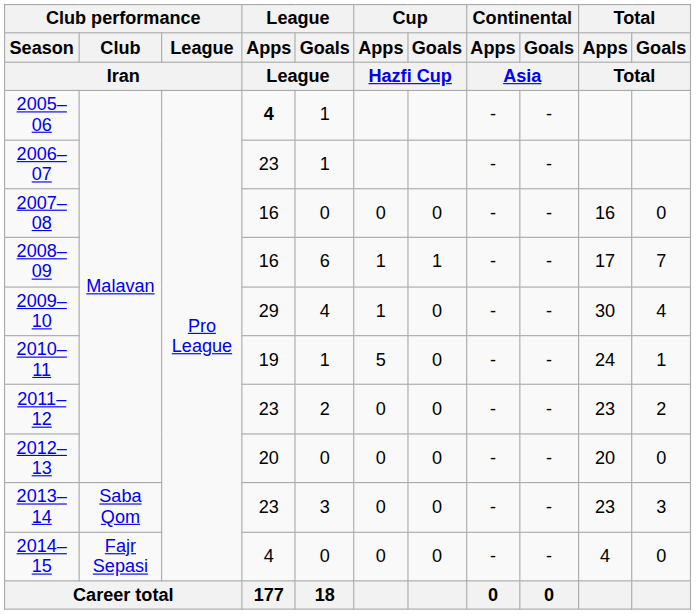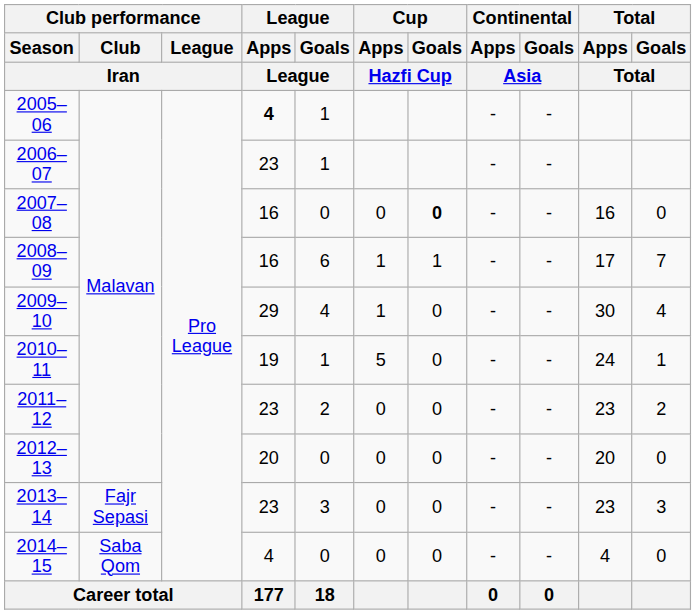(437, 213) normal -> (437, 213) bold
(120, 507) Saba Qom -> (120, 507) Fajr Sepasi
(120, 556) Fajr Sepasi -> (120, 556) Saba Qom
